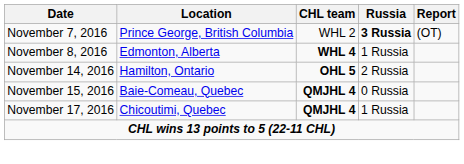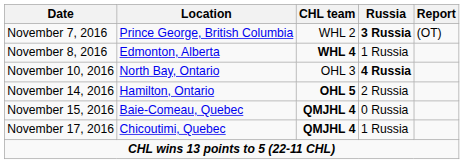+ row: (61, 71)
